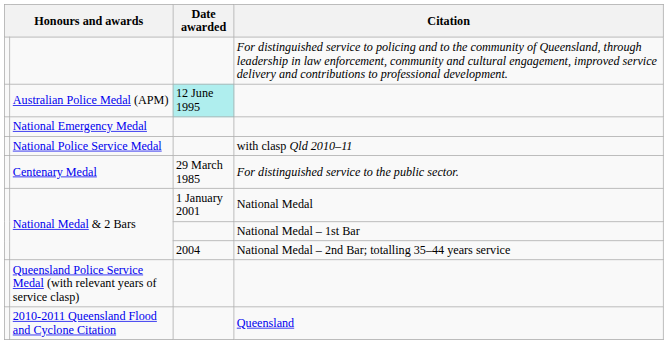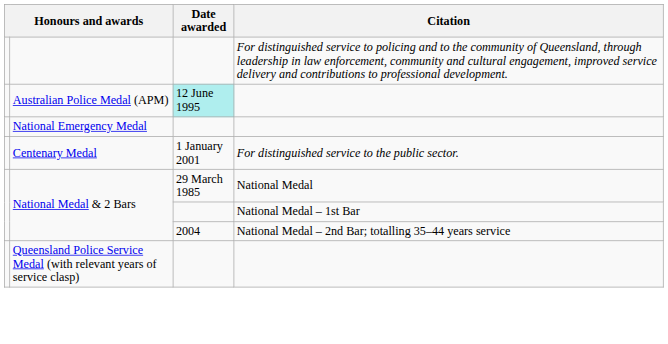- row: (87, 146)
(199, 172) 29 March 1985 -> (199, 152) 1 January 2001
(199, 205) 1 January 2001 -> (199, 185) 29 March 1985
- row: (85, 323)
